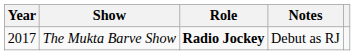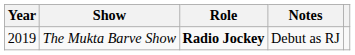(22, 38) 2017 -> (22, 38) 2019
